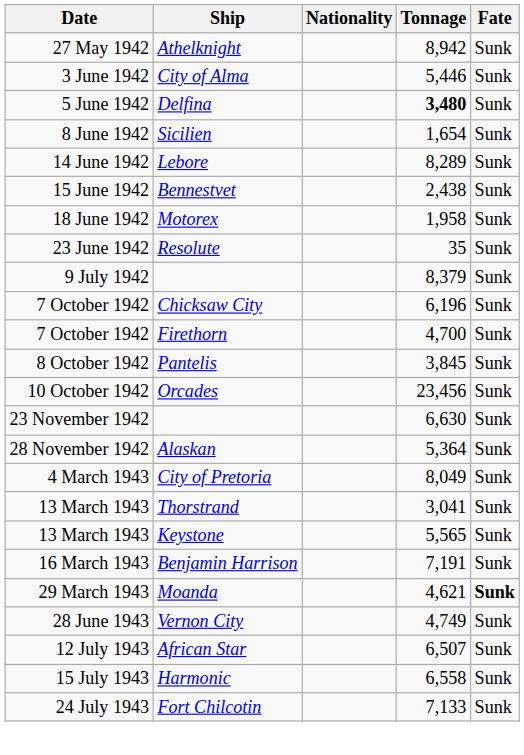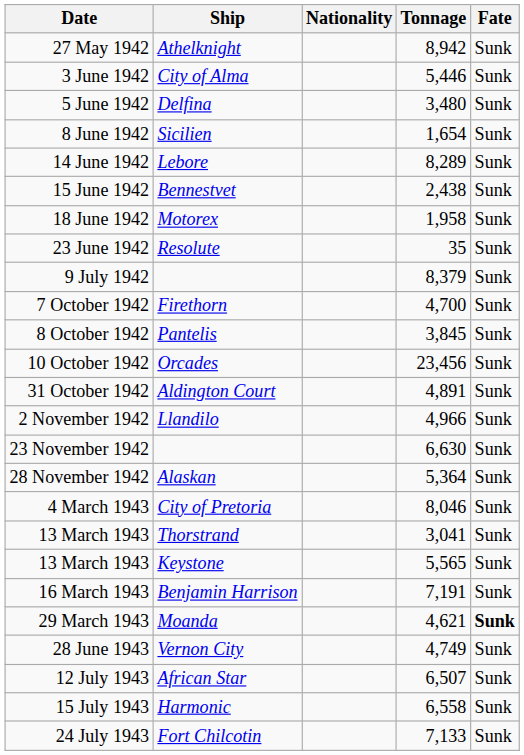(446, 104) bold -> (446, 104) normal
- row: (93, 305)
+ row: (88, 391)
+ row: (84, 420)
(446, 477) 8,049 -> (446, 506) 8,046
